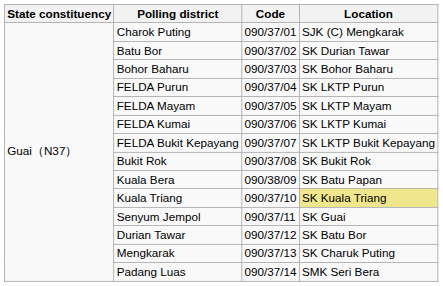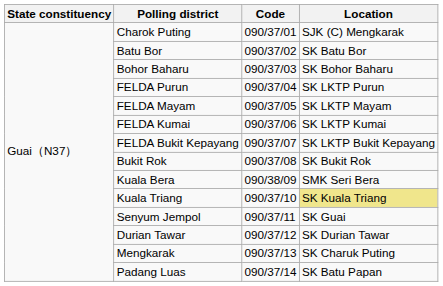(346, 50) SK Durian Tawar -> (334, 50) SK Batu Bor
(342, 179) SK Batu Papan -> (341, 179) SMK Seri Bera
(334, 234) SK Batu Bor -> (346, 234) SK Durian Tawar
(341, 271) SMK Seri Bera -> (342, 271) SK Batu Papan
